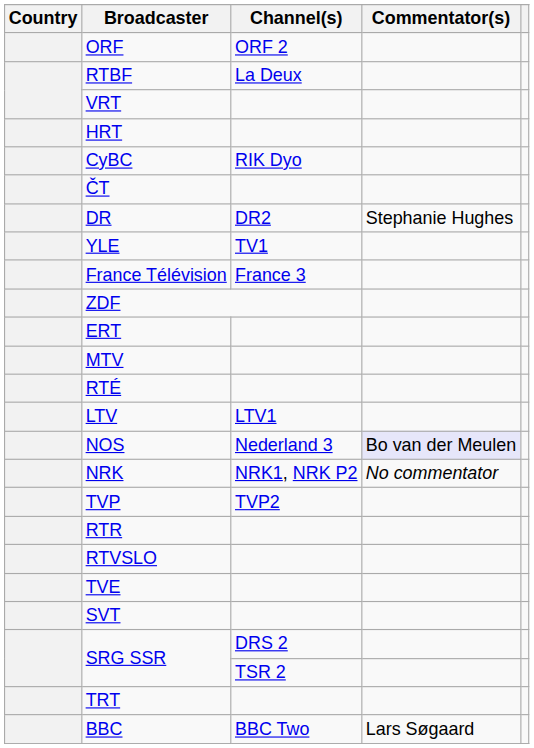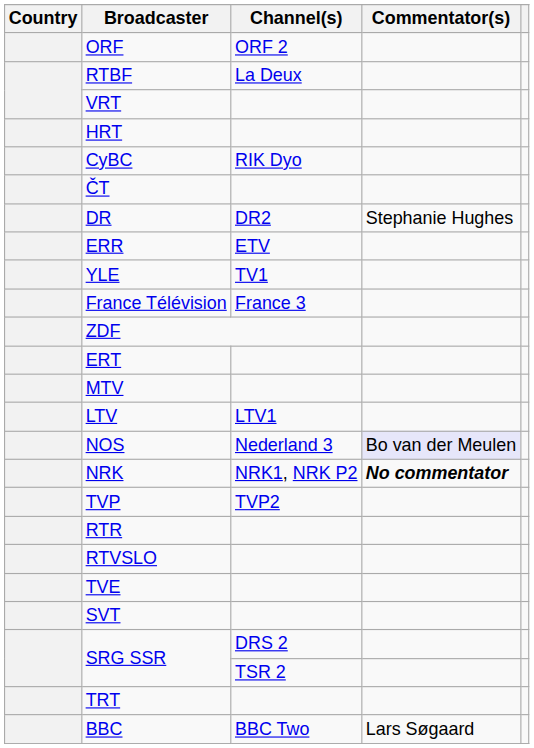+ row: (105, 246)
- row: (103, 388)
(432, 473) normal -> (437, 473) bold
